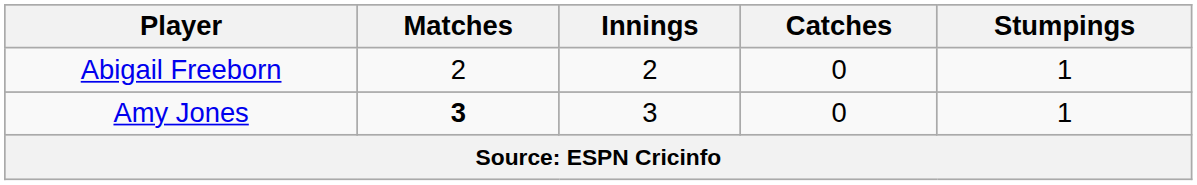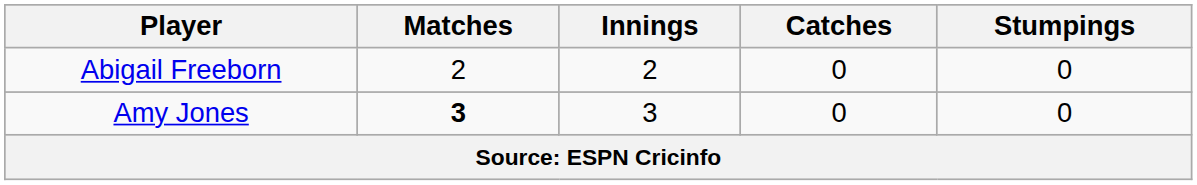(1065, 69) 1 -> (1065, 69) 0
(1065, 112) 1 -> (1065, 112) 0
